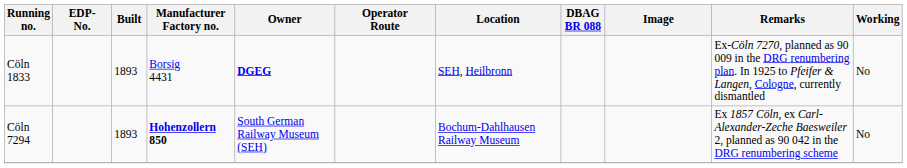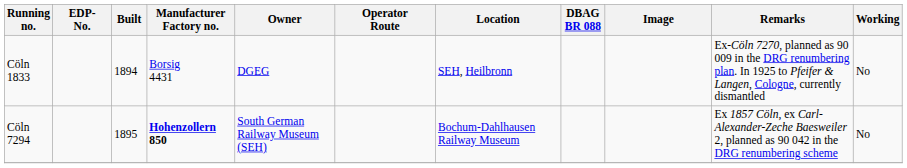(126, 70) 1893 -> (126, 70) 1894
(254, 70) bold -> (253, 70) normal
(126, 134) 1893 -> (126, 134) 1895
